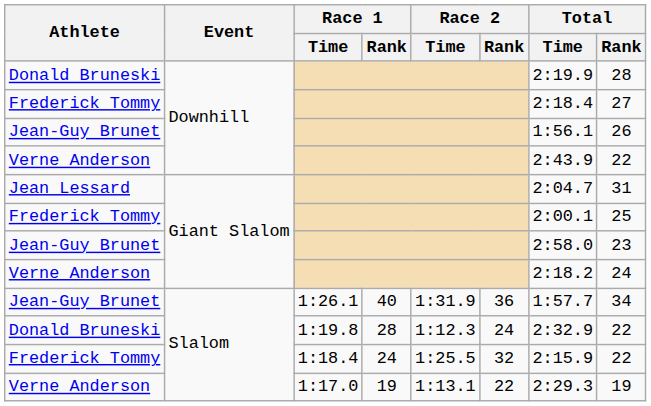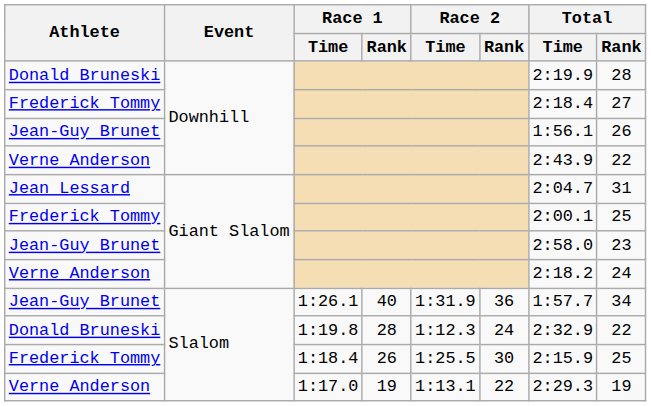(387, 358) 24 -> (387, 358) 26
(504, 358) 32 -> (504, 358) 30
(621, 358) 22 -> (621, 358) 25
